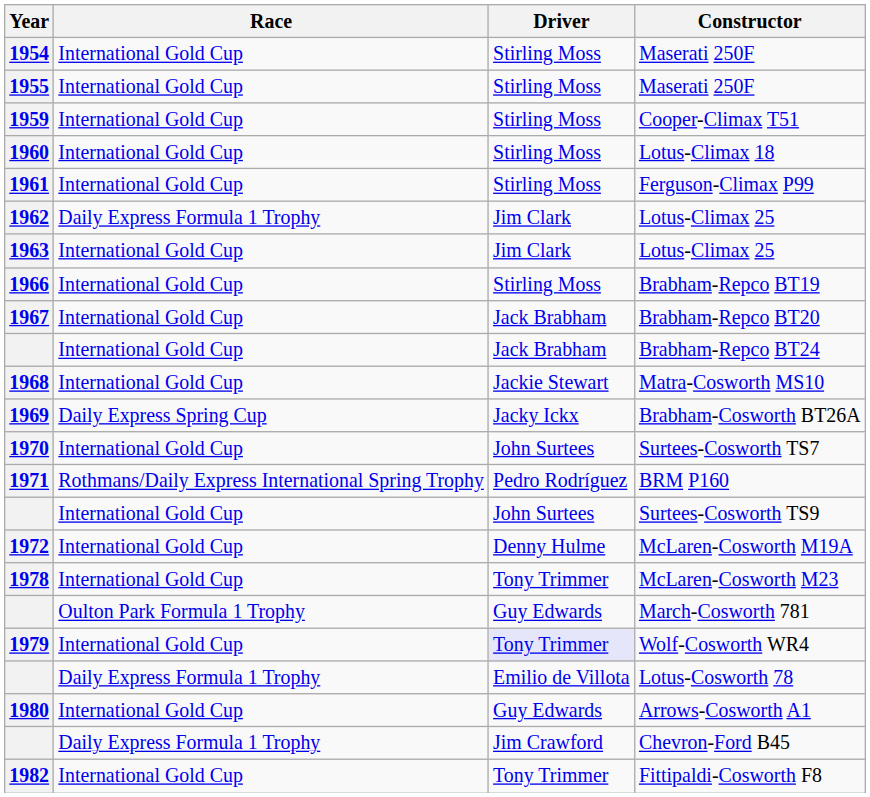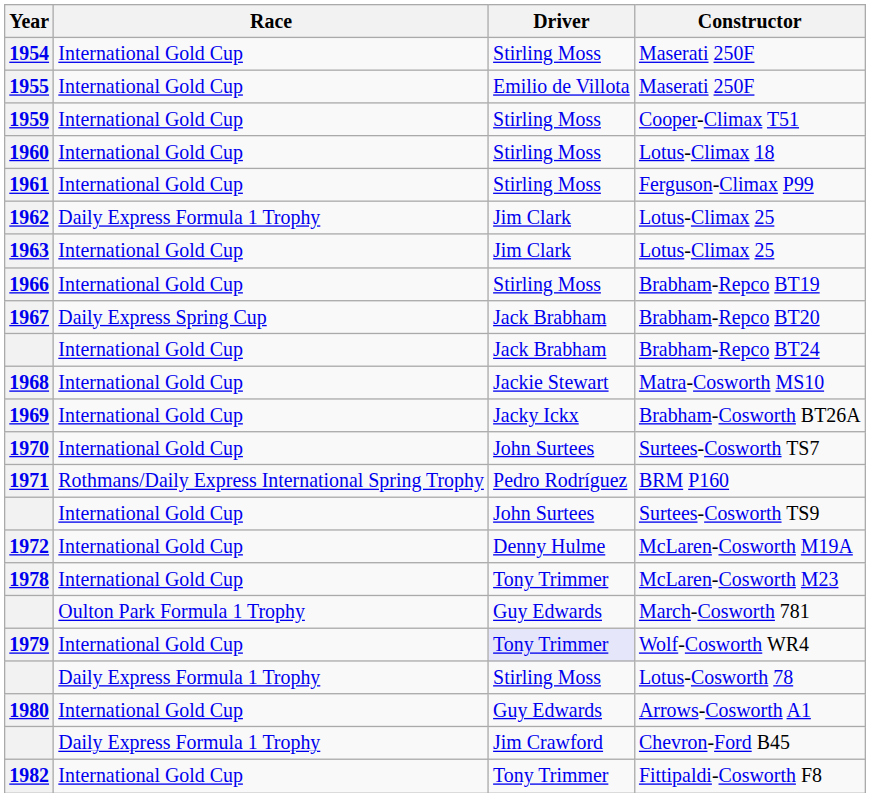(547, 86) Stirling Moss -> (561, 86) Emilio de Villota
(151, 316) International Gold Cup -> (162, 316) Daily Express Spring Cup
(162, 415) Daily Express Spring Cup -> (151, 415) International Gold Cup
(561, 677) Emilio de Villota -> (547, 677) Stirling Moss
